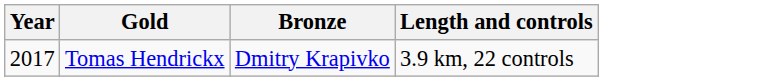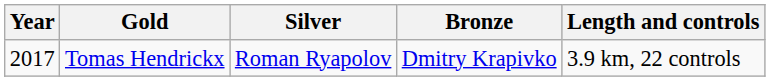+ column: (313, 22)
